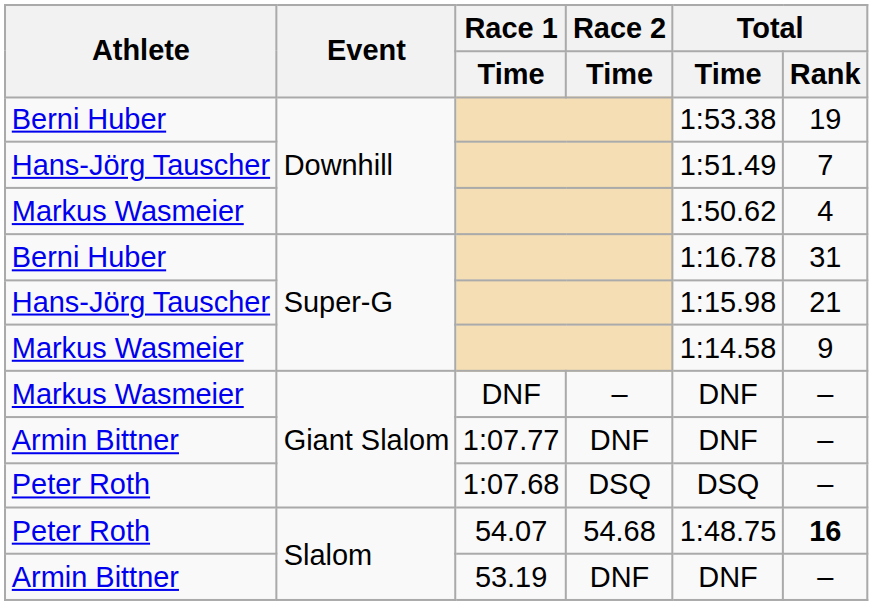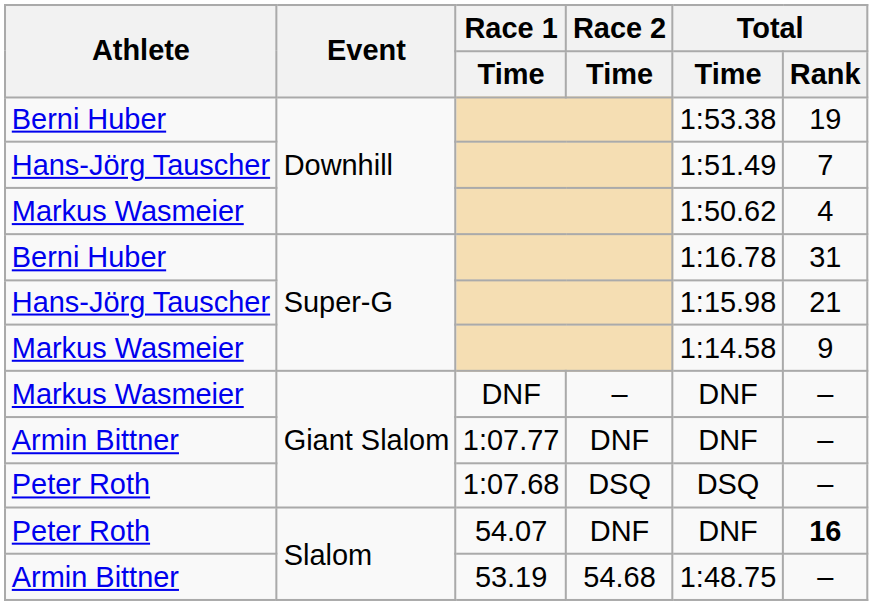(620, 531) 54.68 -> (620, 531) DNF
(728, 531) 1:48.75 -> (728, 531) DNF
(620, 577) DNF -> (620, 577) 54.68
(728, 577) DNF -> (728, 577) 1:48.75
